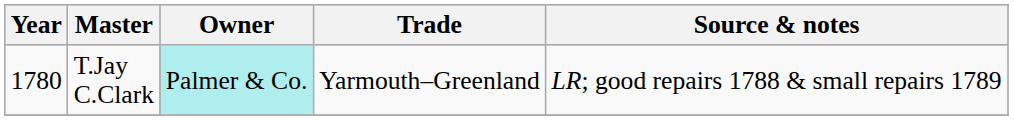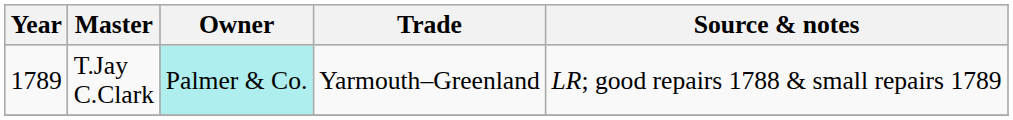(36, 79) 1780 -> (36, 79) 1789
